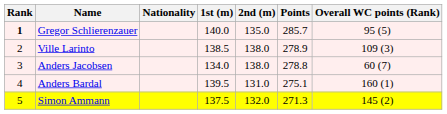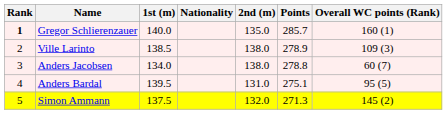columns swapped: (169, 13) <-> (217, 13)
(377, 30) 95 (5) -> (377, 30) 160 (1)
(377, 83) 160 (1) -> (377, 83) 95 (5)
